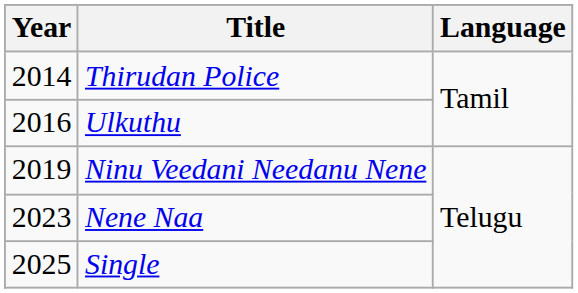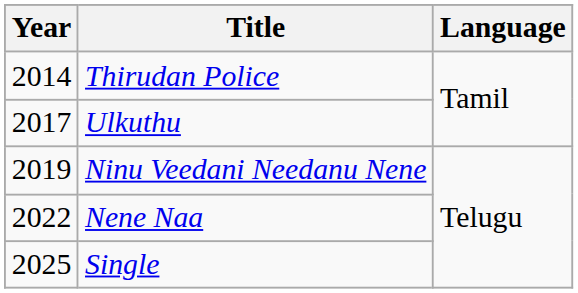(42, 122) 2016 -> (42, 122) 2017
(42, 216) 2023 -> (42, 216) 2022
